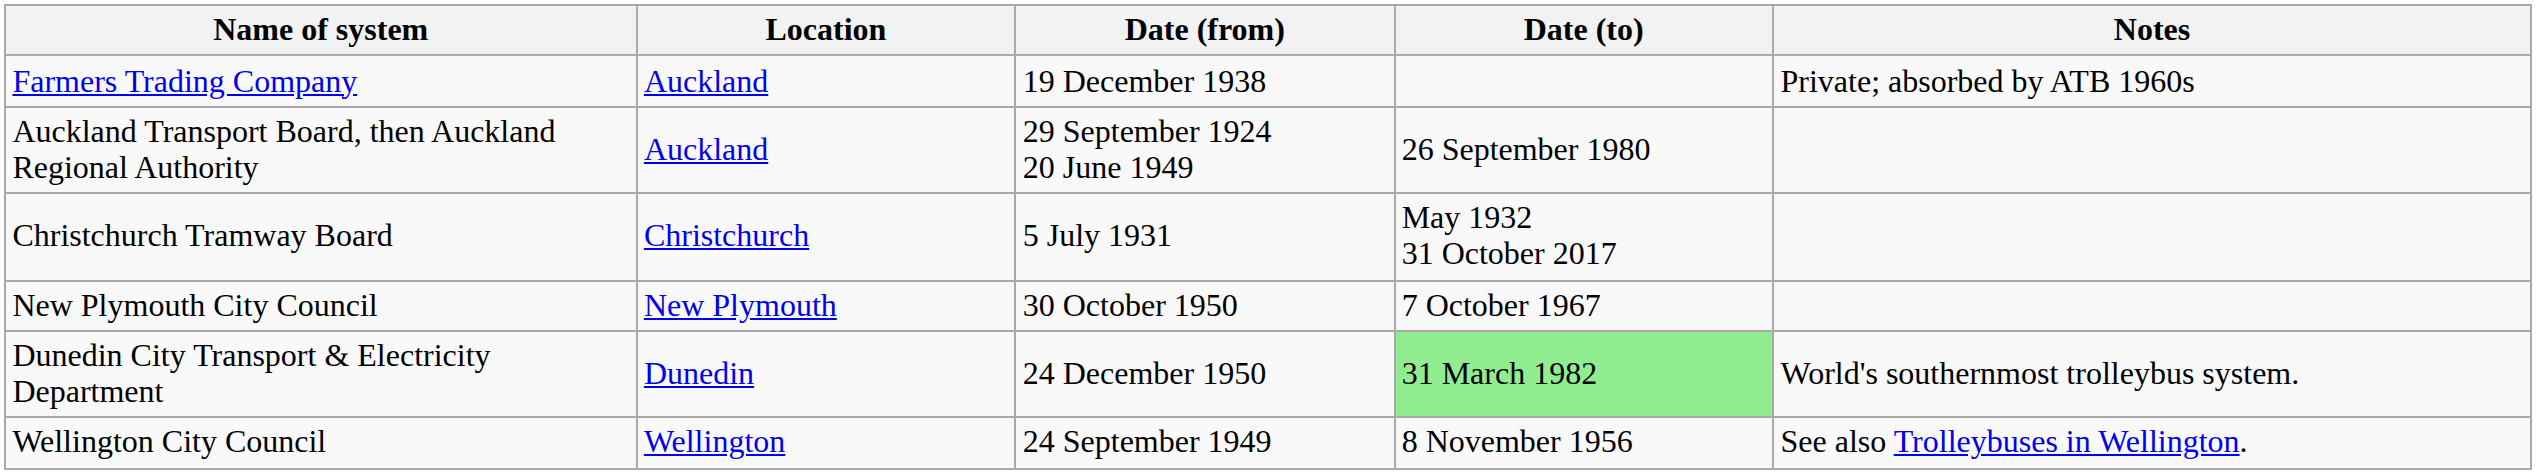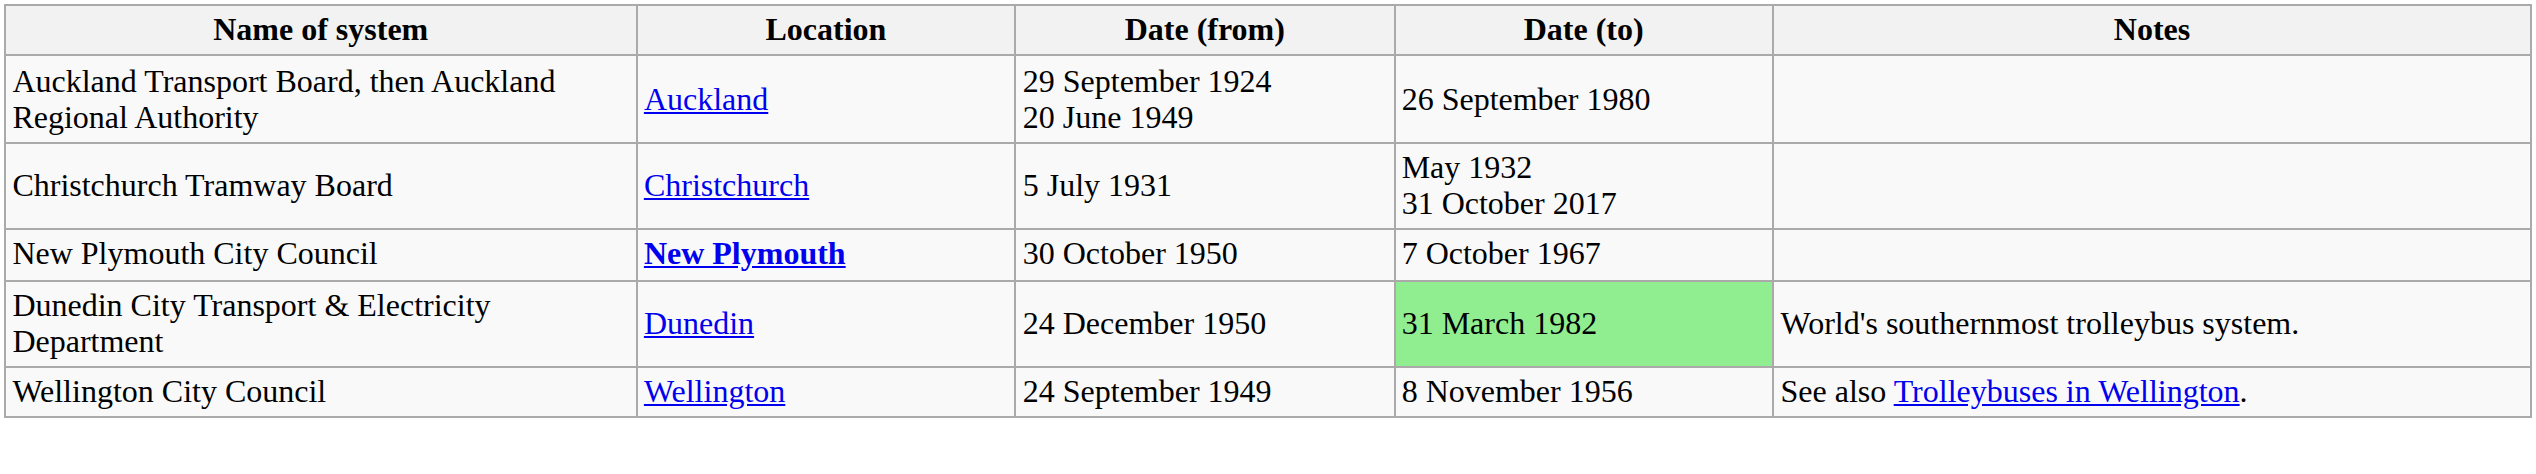- row: (185, 80)
(740, 304) normal -> (745, 254) bold
